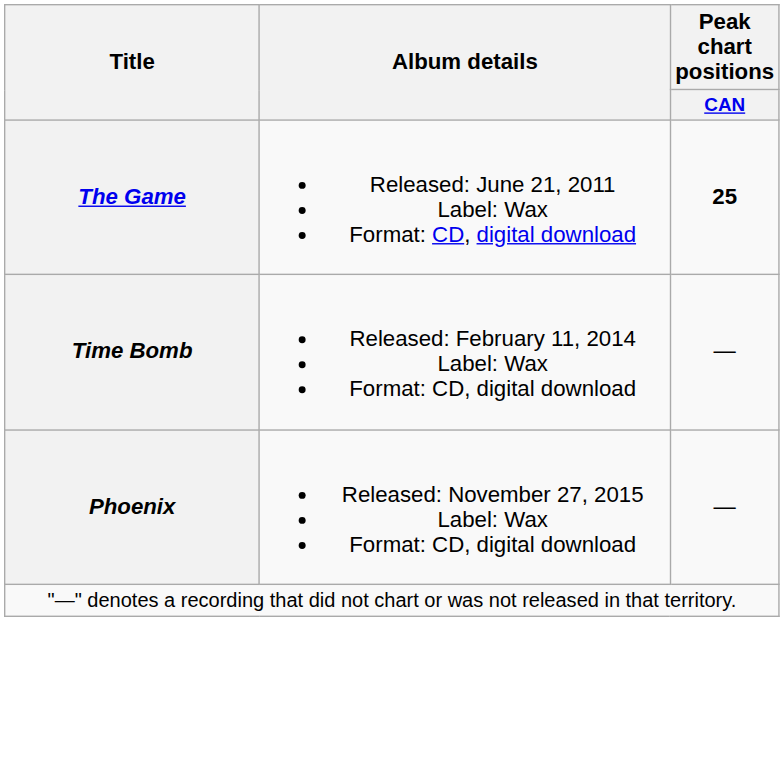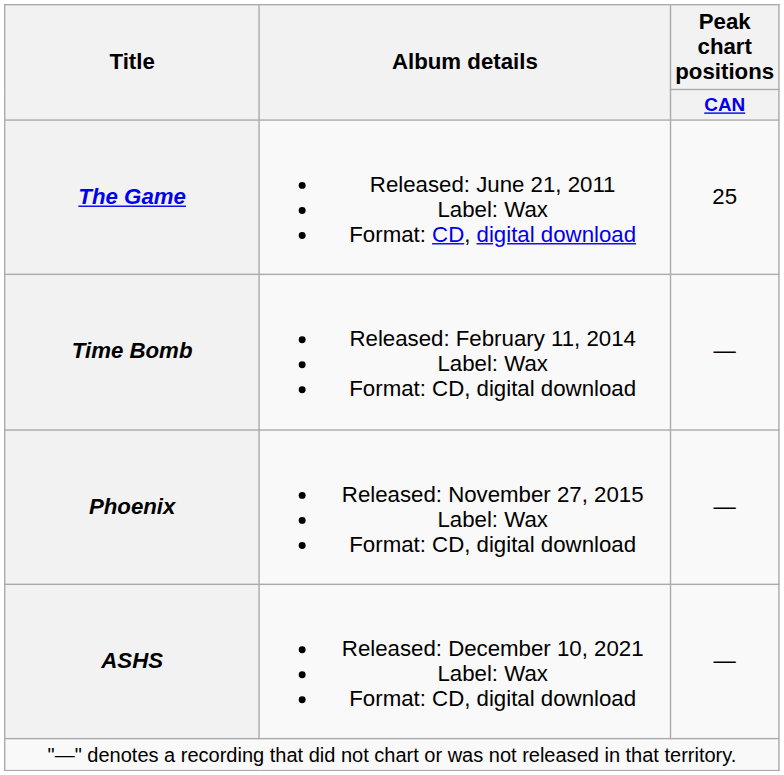(725, 197) bold -> (725, 197) normal
+ row: (132, 661)
